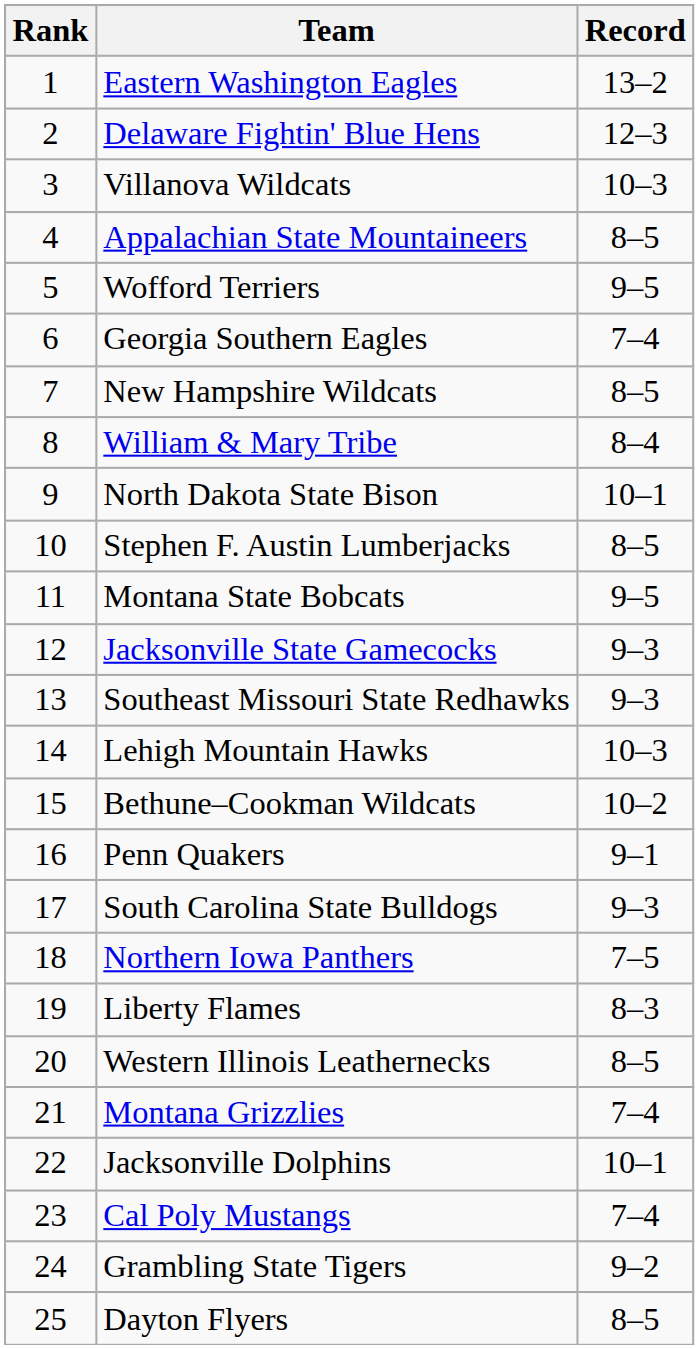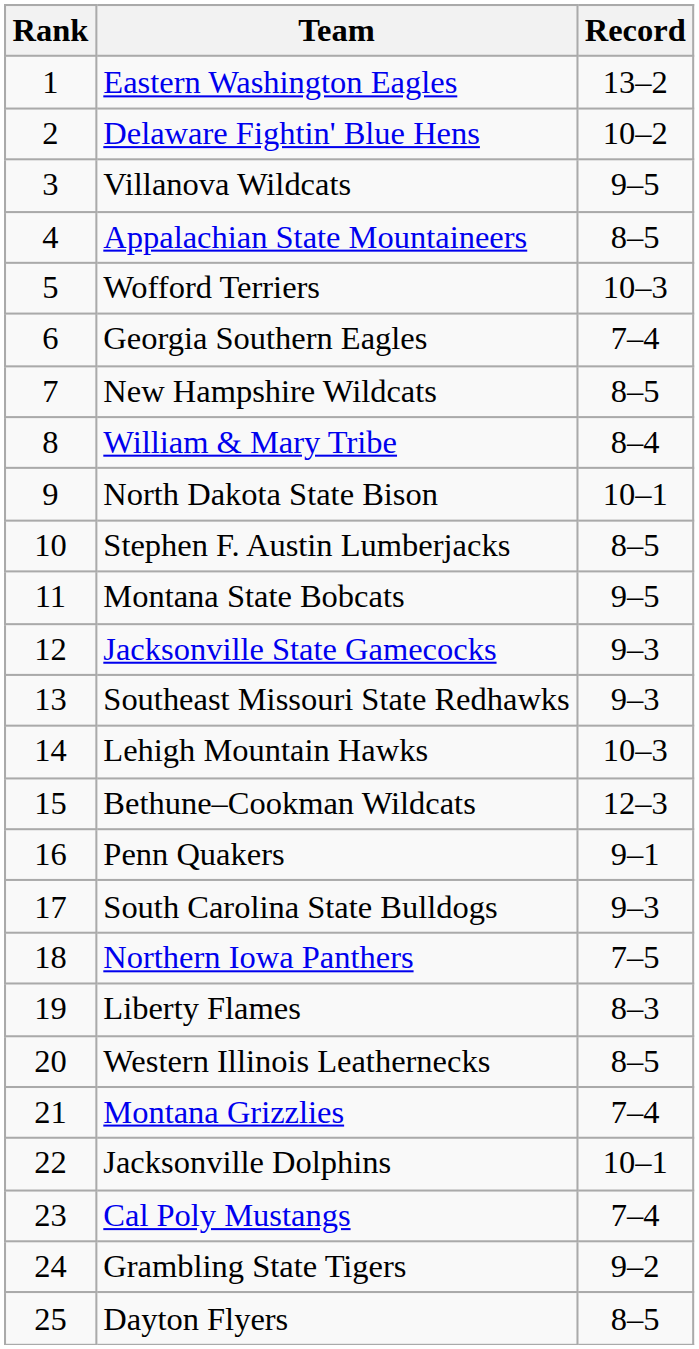(635, 133) 12–3 -> (635, 133) 10–2
(635, 184) 10–3 -> (635, 184) 9–5
(635, 287) 9–5 -> (635, 287) 10–3
(635, 802) 10–2 -> (635, 802) 12–3
